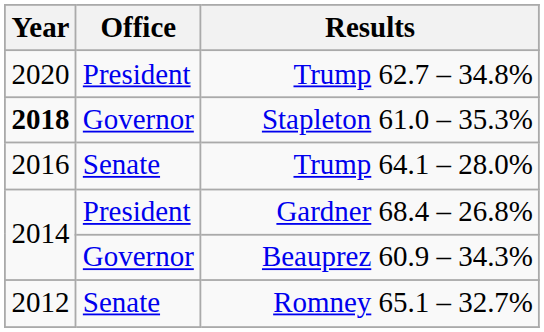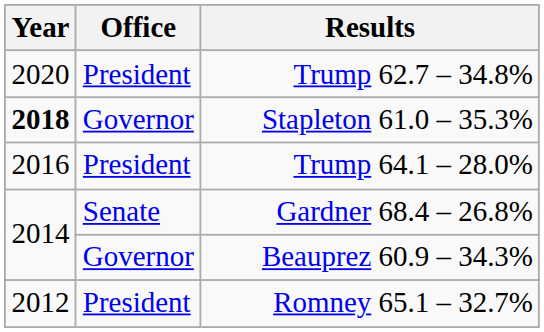(121, 165) Senate -> (137, 165) President
(137, 211) President -> (121, 211) Senate
(121, 303) Senate -> (137, 303) President
